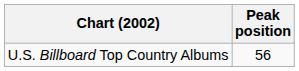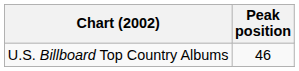(263, 54) 56 -> (263, 54) 46
